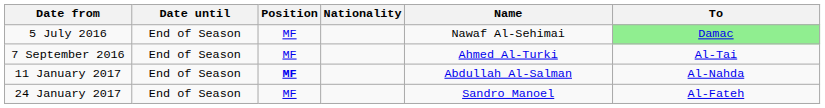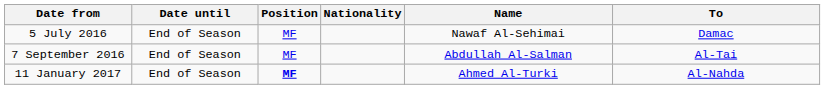(716, 34) lightgreen background -> (716, 34) no background
(508, 54) Ahmed Al-Turki -> (508, 54) Abdullah Al-Salman
(508, 74) Abdullah Al-Salman -> (508, 74) Ahmed Al-Turki
- row: (68, 94)
